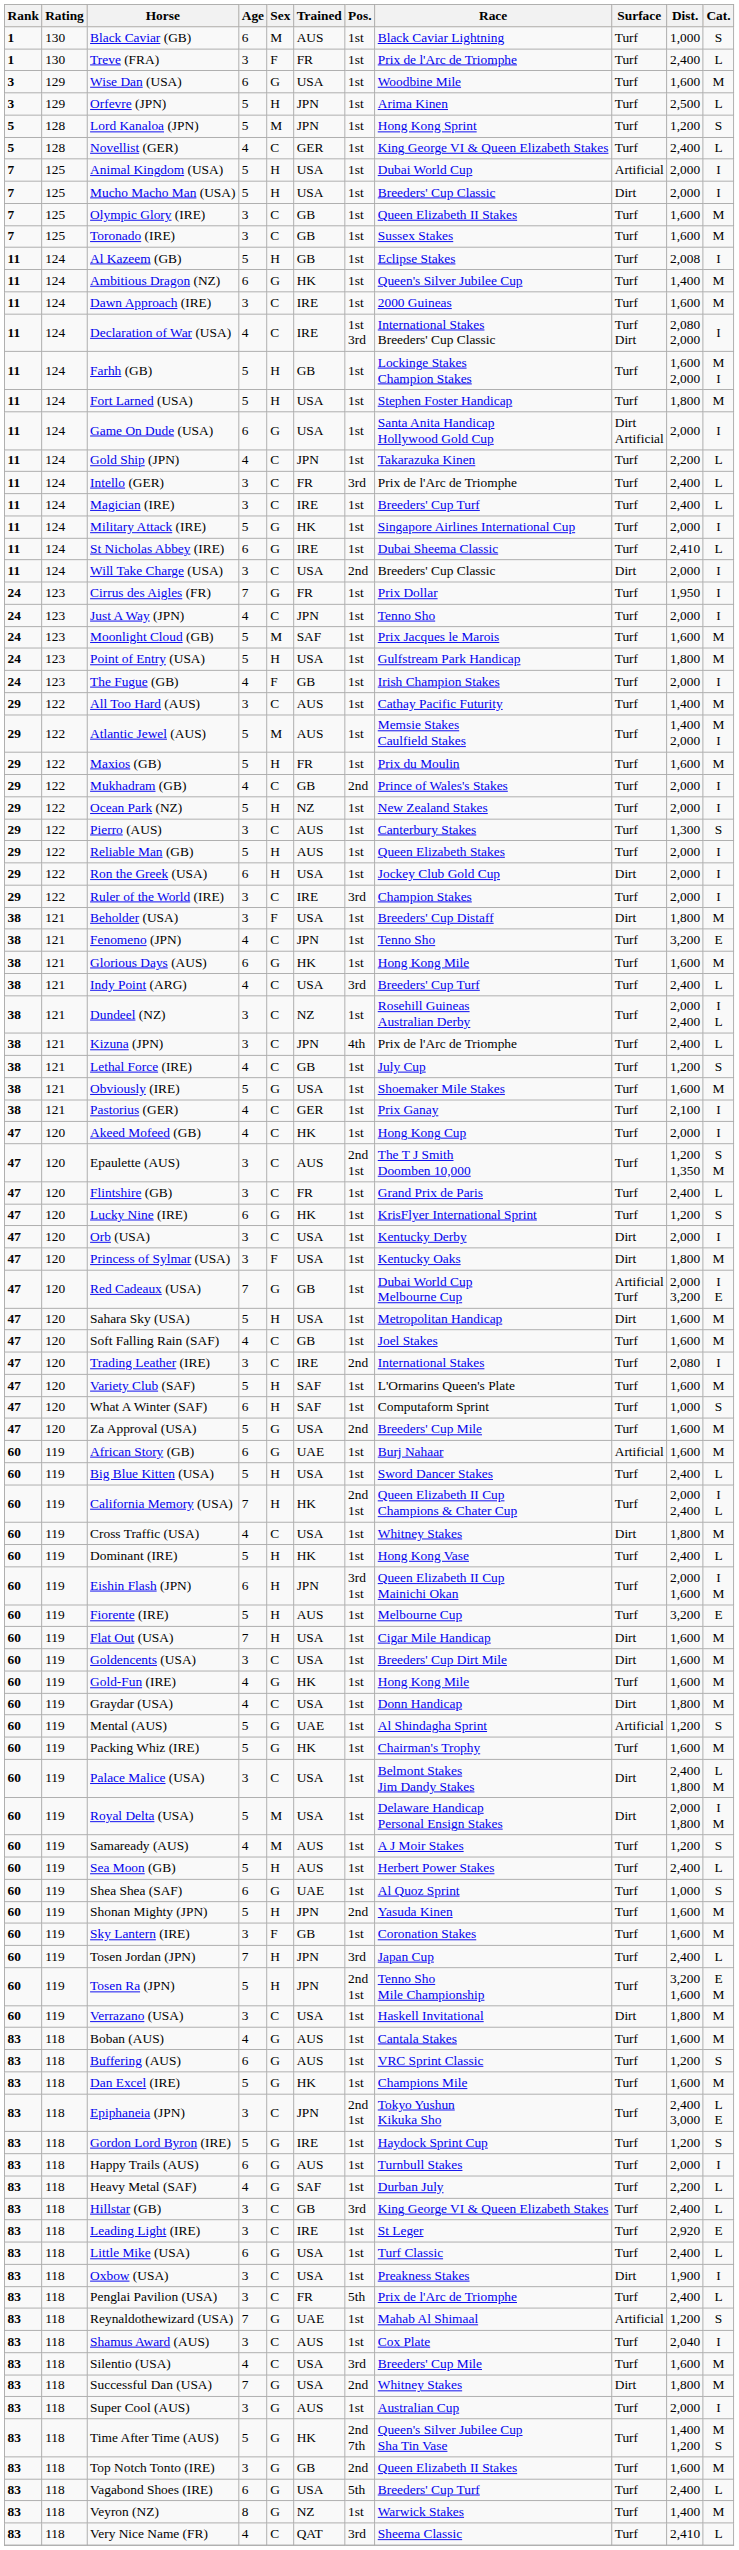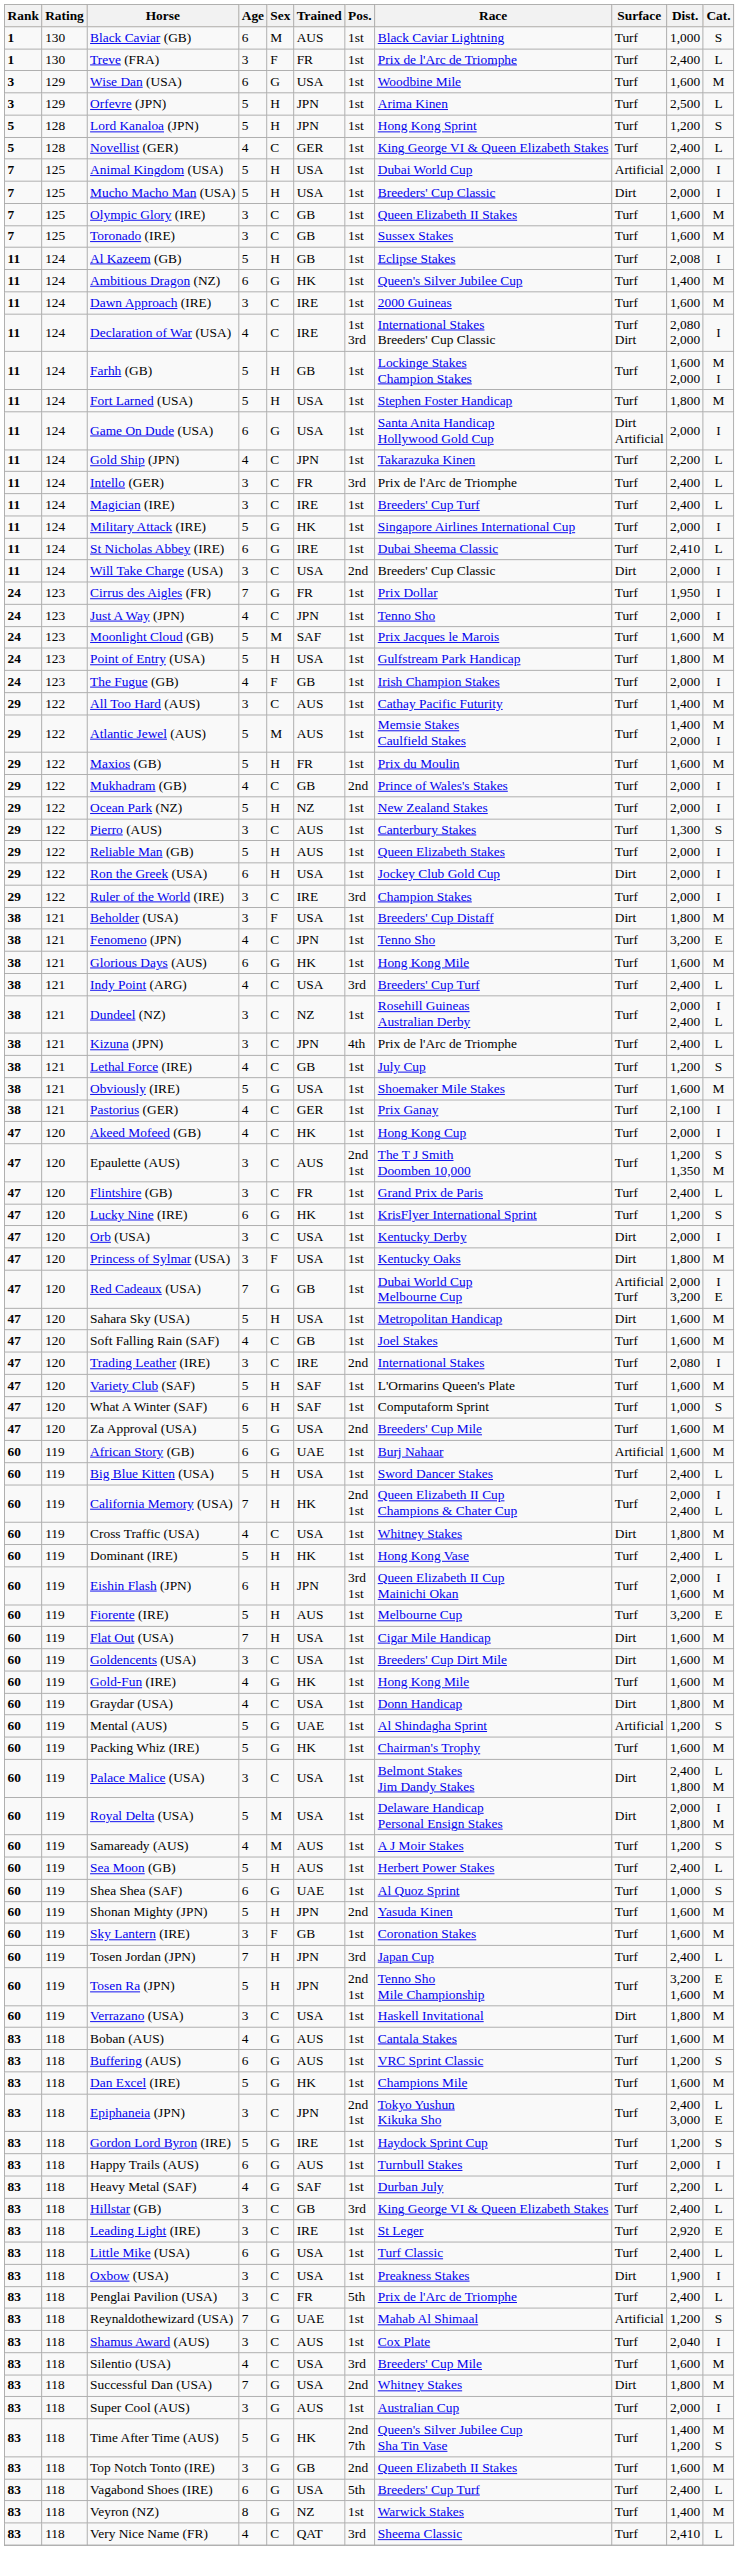(276, 126) M -> (275, 126) H
